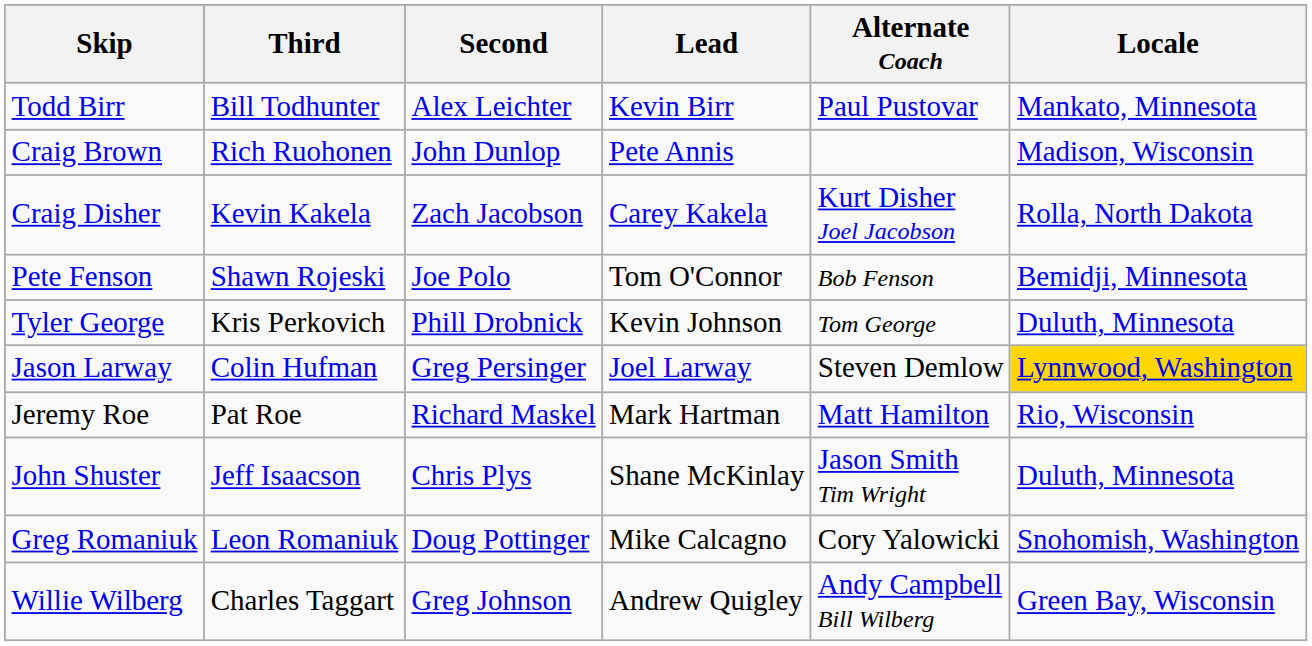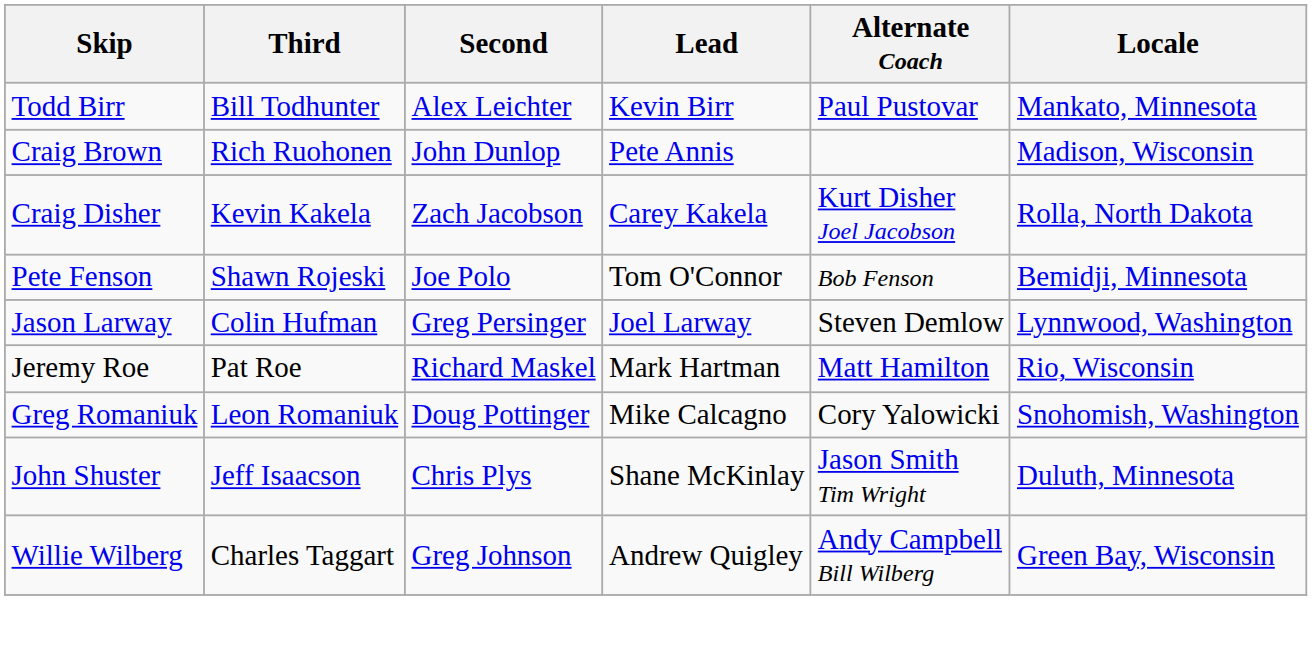- row: (88, 322)
(1155, 368) gold background -> (1155, 322) no background
rows swapped: (104, 538) <-> (86, 476)
